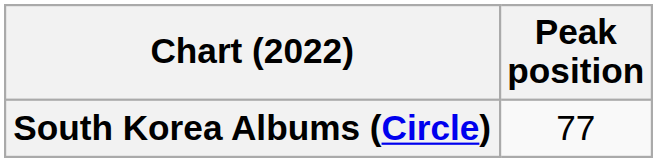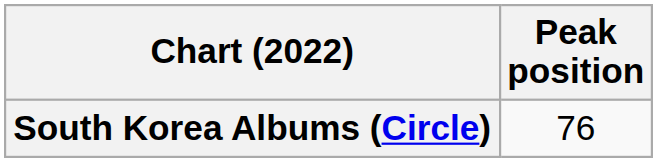(576, 127) 77 -> (576, 127) 76
